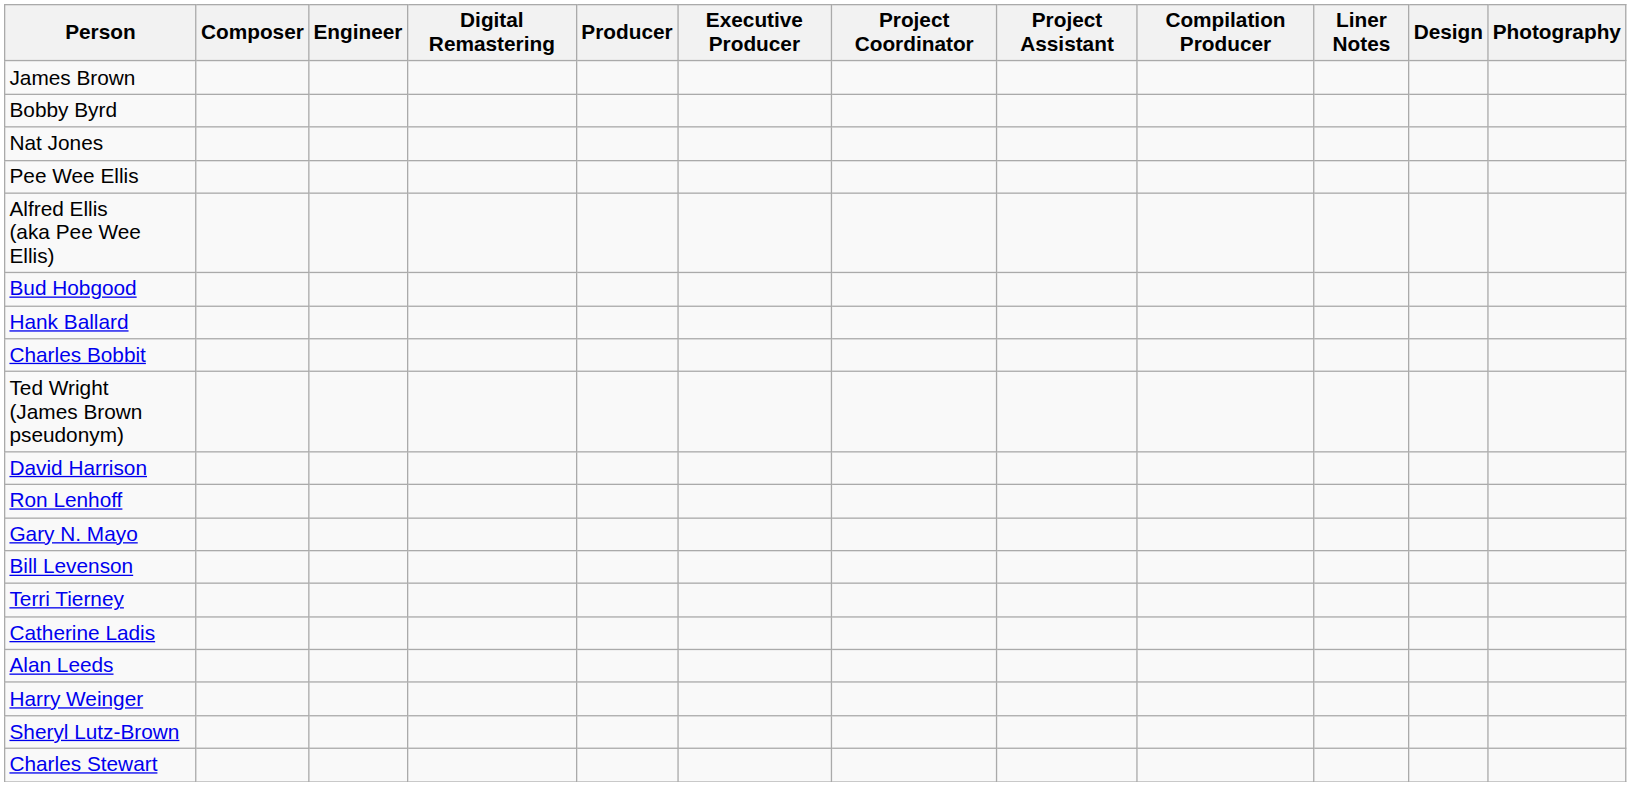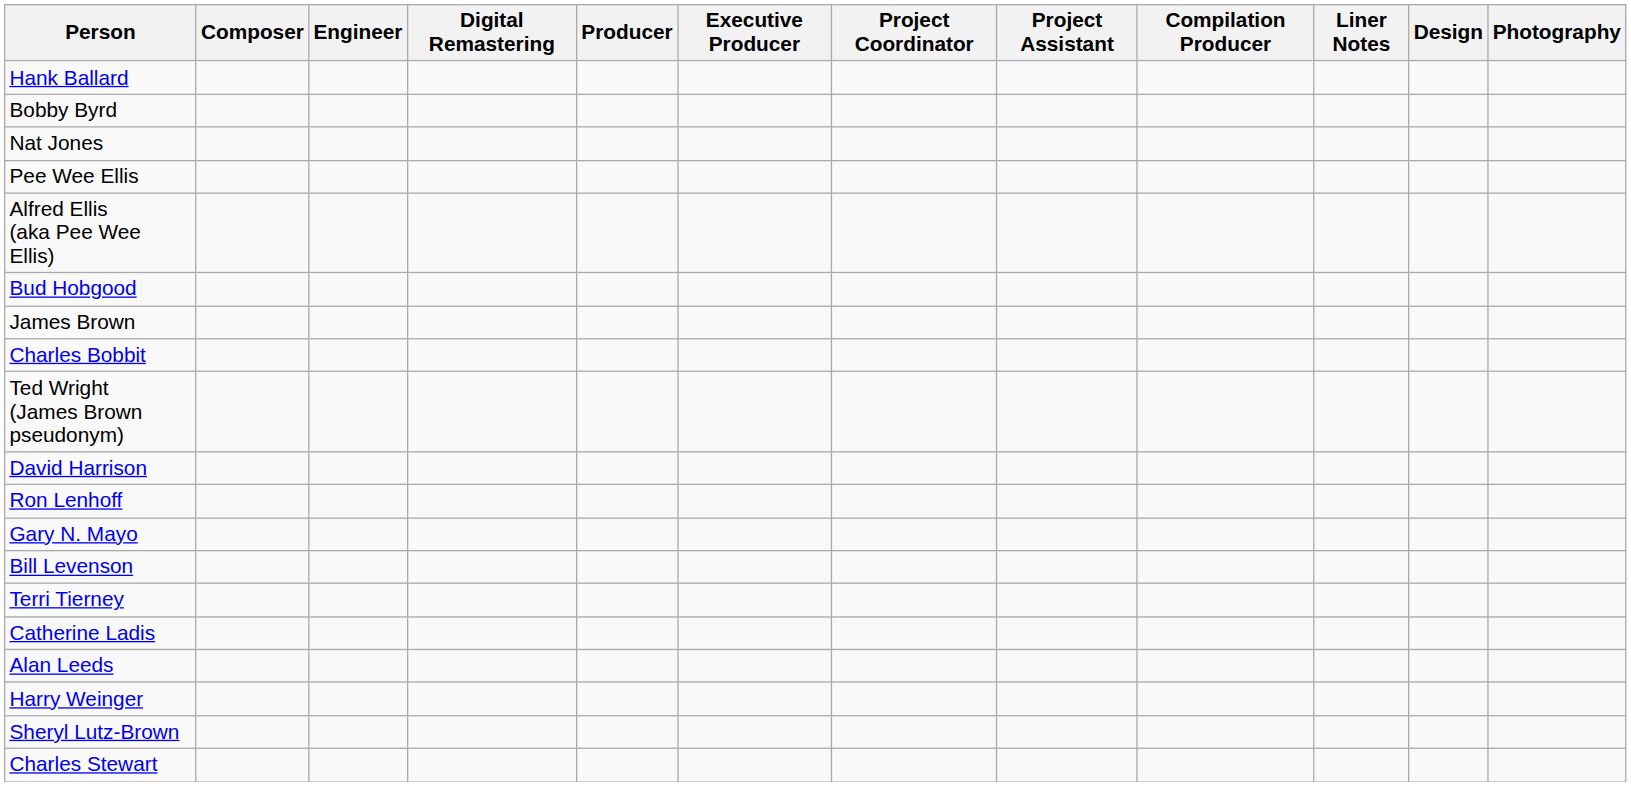rows swapped: (72, 77) <-> (69, 322)
